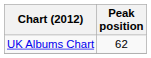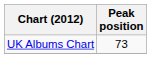(121, 44) 62 -> (121, 44) 73
